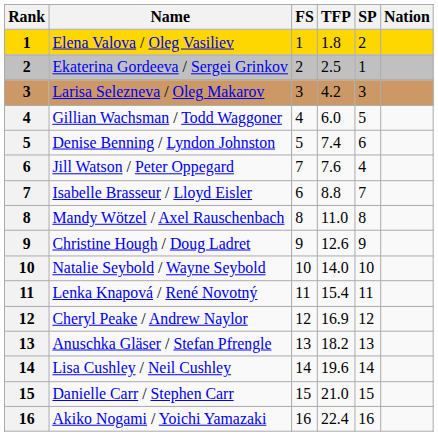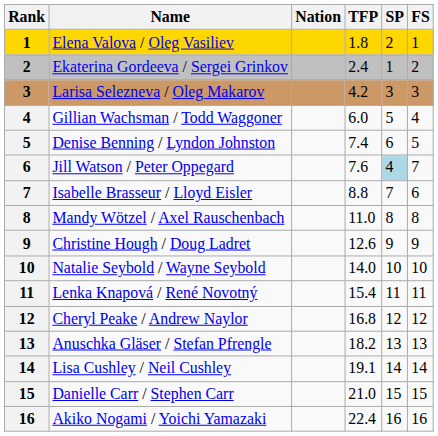columns swapped: (407, 17) <-> (304, 17)
(331, 67) 2.5 -> (358, 67) 2.4
(362, 167) no background -> (389, 167) lightblue background
(335, 318) 16.9 -> (362, 318) 16.8
(335, 368) 19.6 -> (362, 368) 19.1
